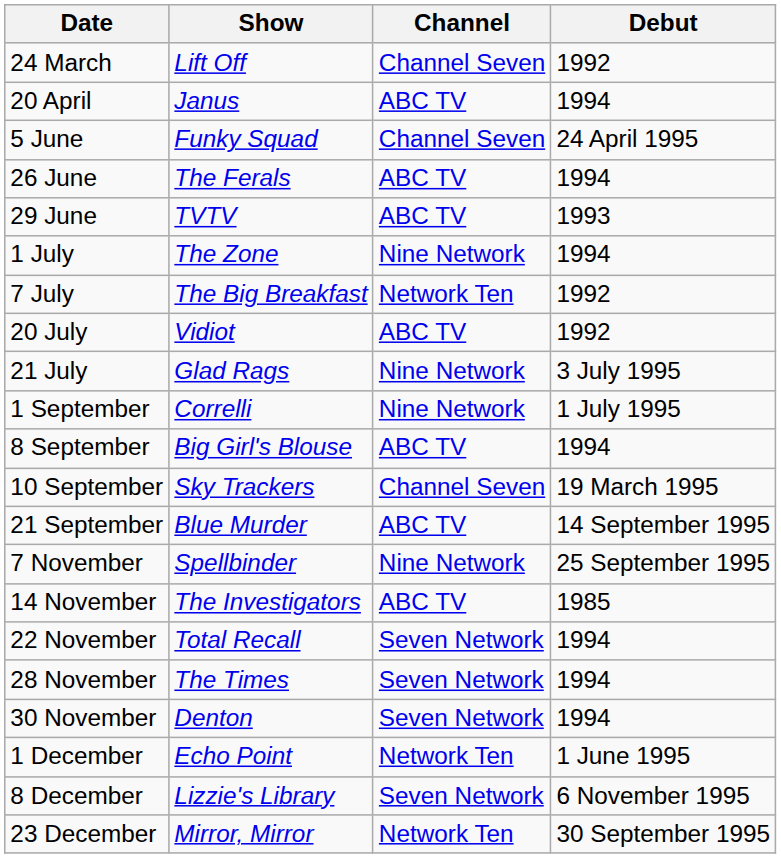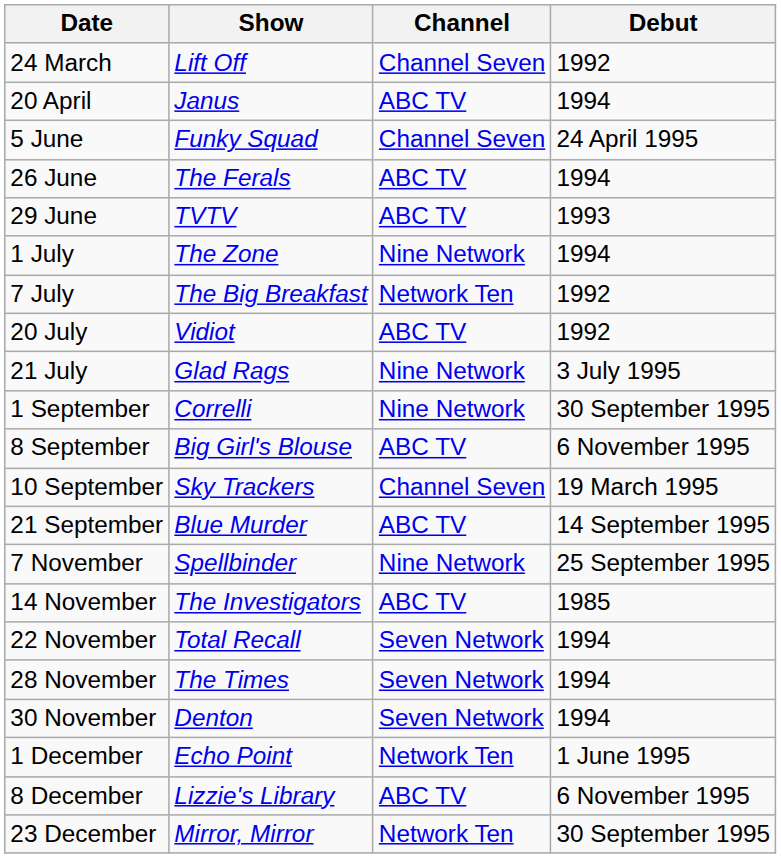(619, 409) 1 July 1995 -> (663, 409) 30 September 1995
(583, 448) 1994 -> (653, 448) 6 November 1995
(461, 795) Seven Network -> (423, 795) ABC TV
